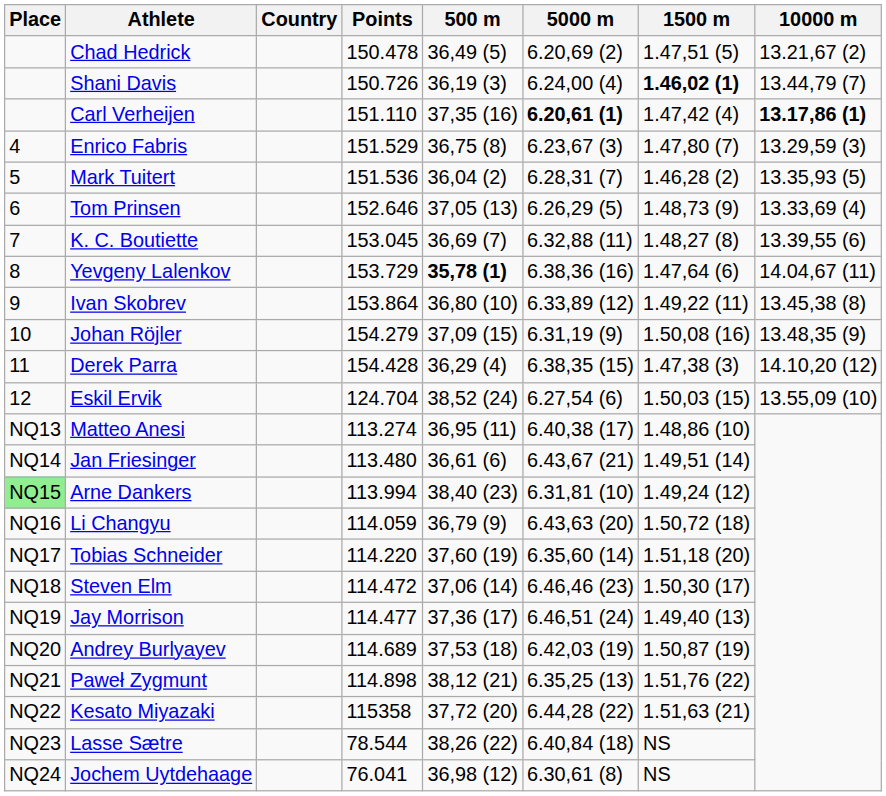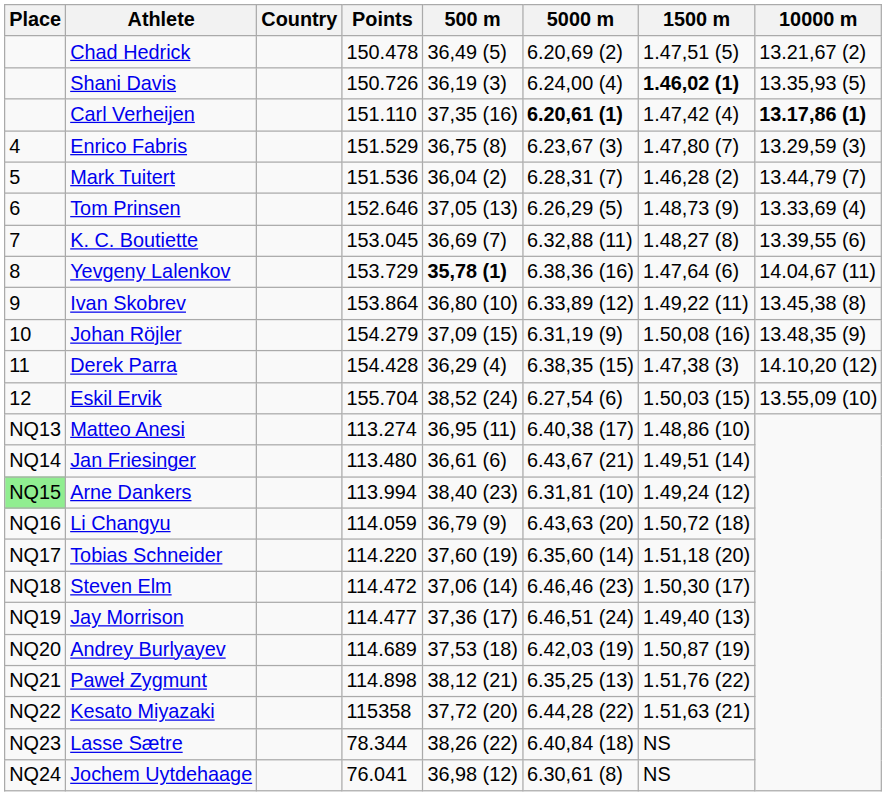(813, 83) 13.44,79 (7) -> (813, 83) 13.35,93 (5)
(813, 177) 13.35,93 (5) -> (813, 177) 13.44,79 (7)
(382, 397) 124.704 -> (382, 397) 155.704
(377, 743) 78.544 -> (377, 743) 78.344
